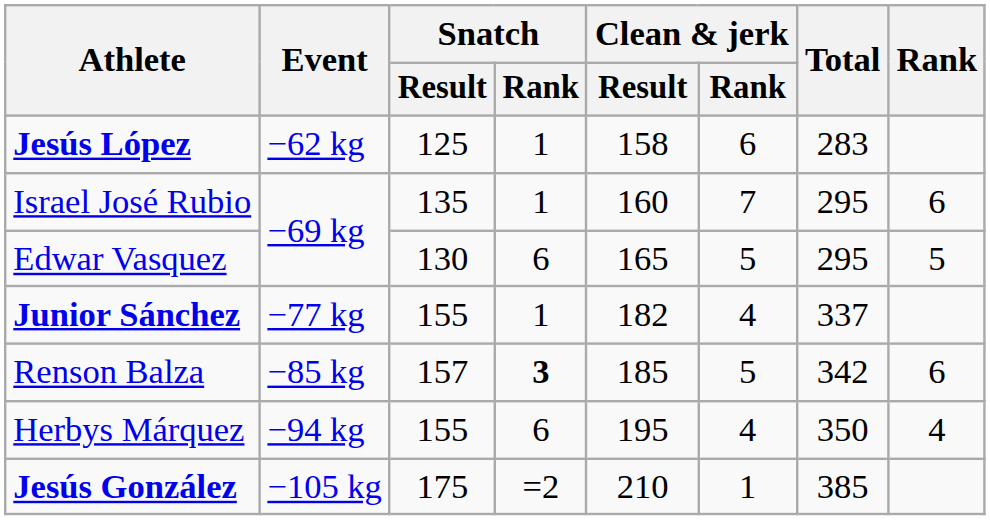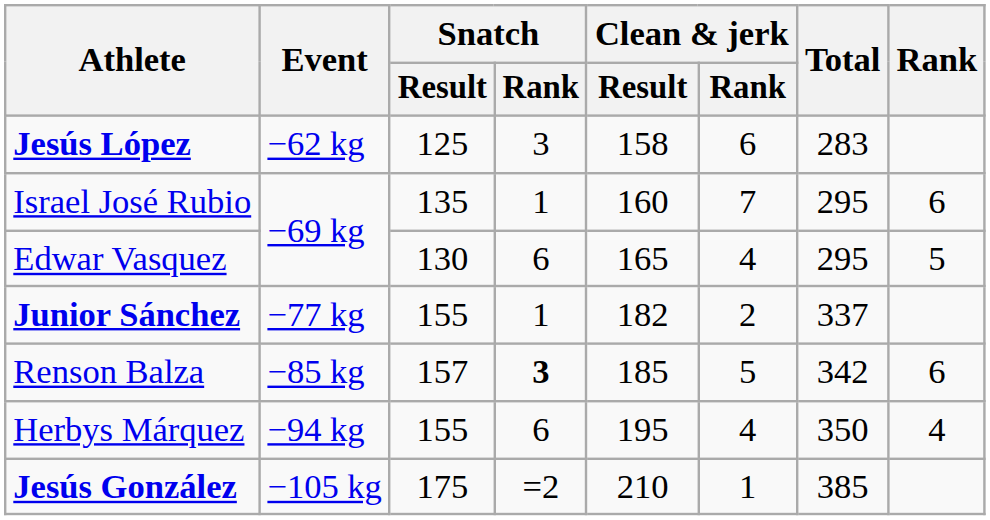(541, 144) 1 -> (541, 144) 3
(748, 258) 5 -> (748, 258) 4
(748, 315) 4 -> (748, 315) 2
